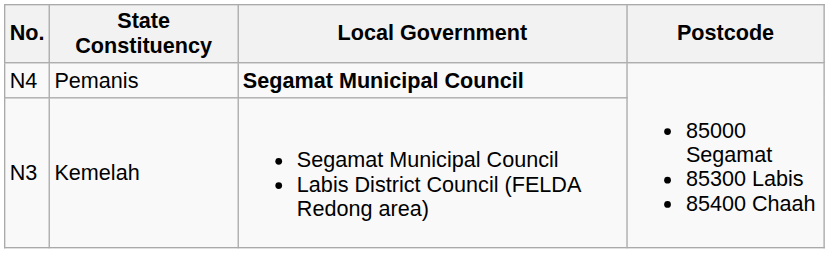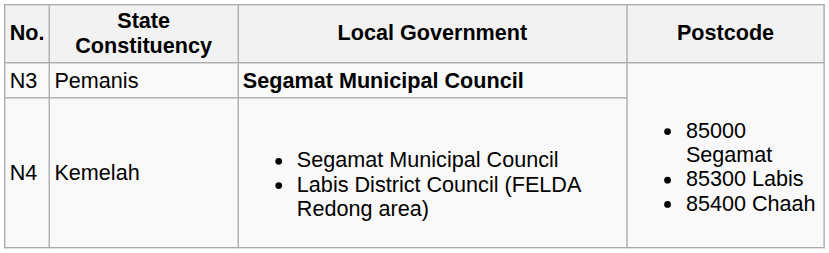(23, 80) N4 -> (23, 80) N3
(23, 172) N3 -> (23, 172) N4
